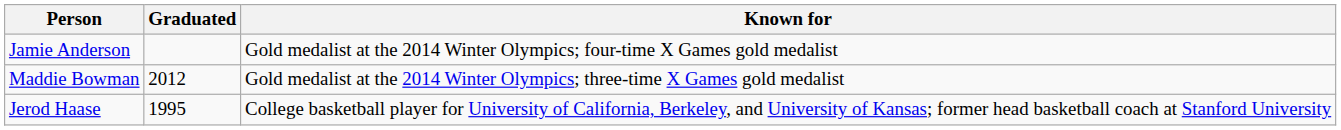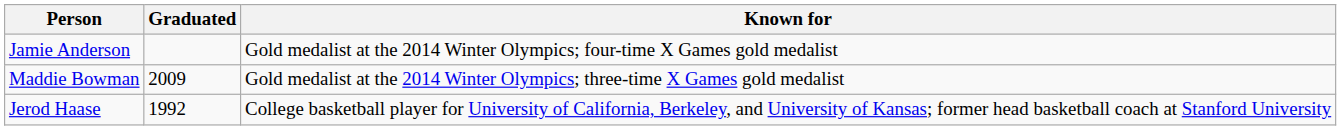(167, 79) 2012 -> (167, 79) 2009
(167, 109) 1995 -> (167, 109) 1992
